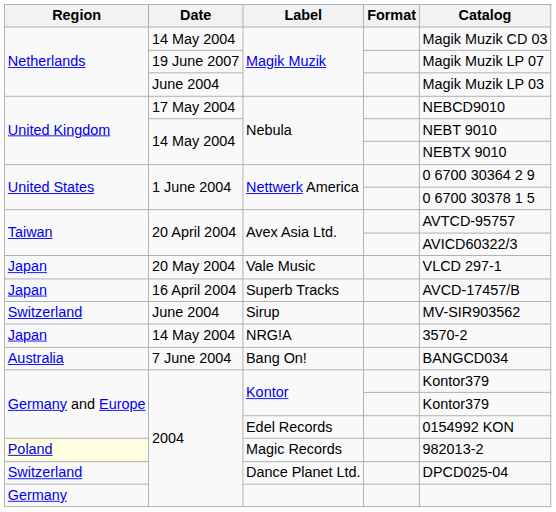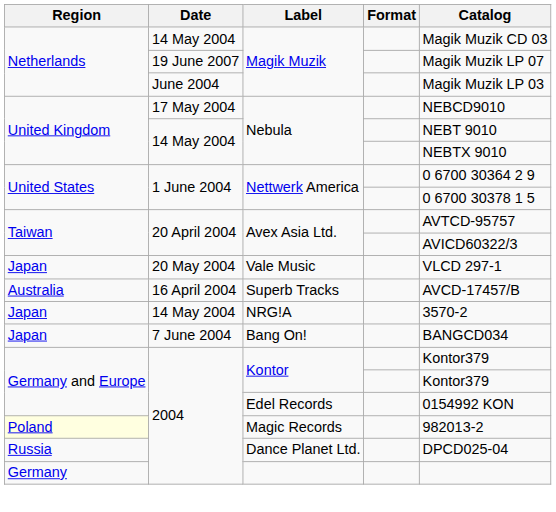(27, 289) Japan -> (36, 289) Australia
- row: (186, 312)
(36, 358) Australia -> (27, 335) Japan
(45, 472) Switzerland -> (30, 449) Russia
